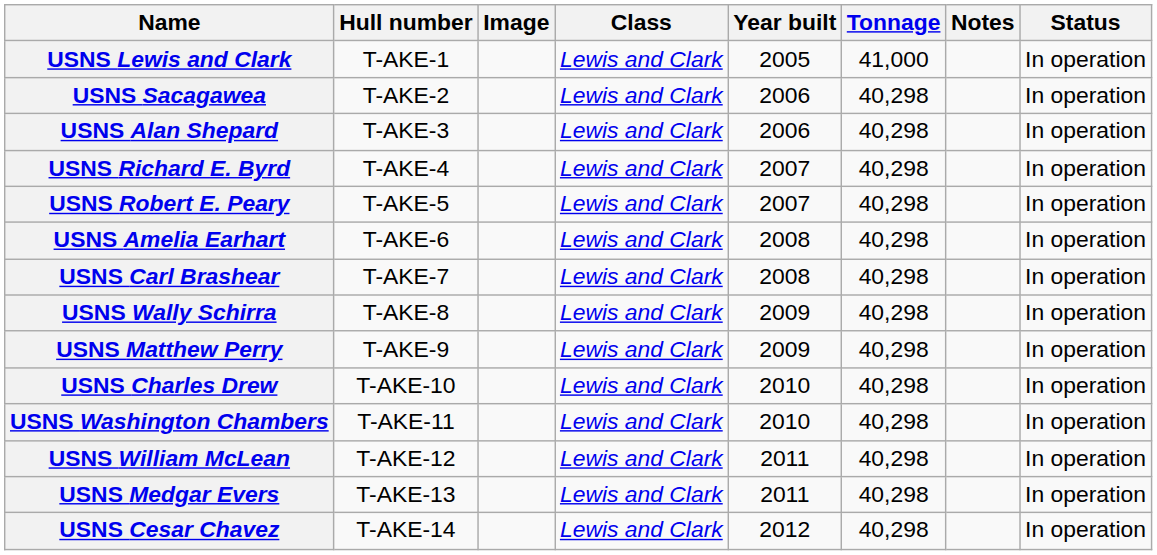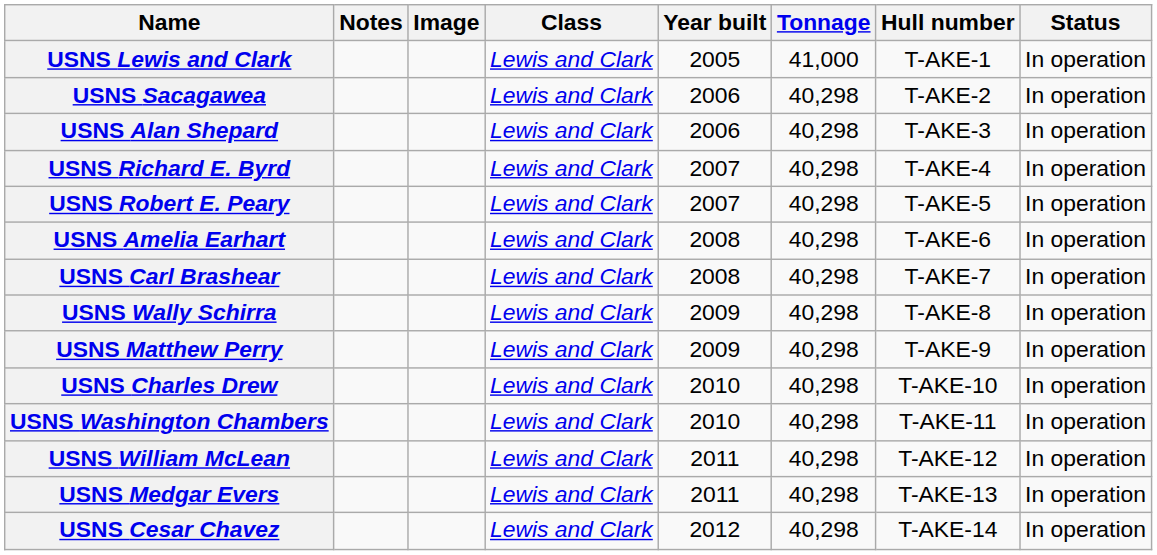columns swapped: (406, 22) <-> (983, 22)
